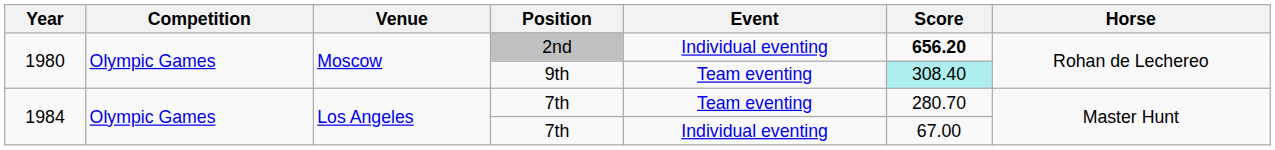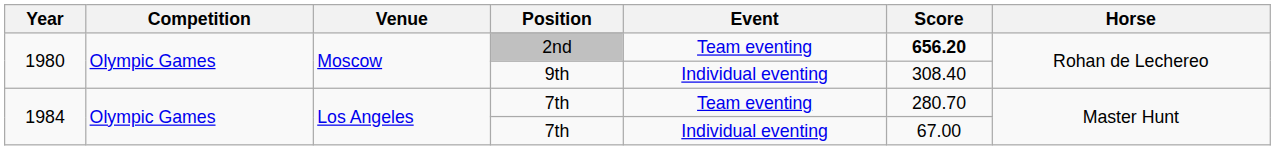(755, 47) Individual eventing -> (755, 47) Team eventing
(755, 75) Team eventing -> (755, 75) Individual eventing
(939, 75) paleturquoise background -> (939, 75) no background
